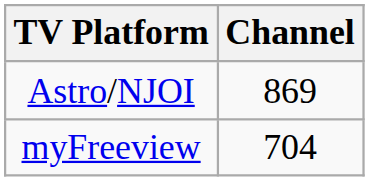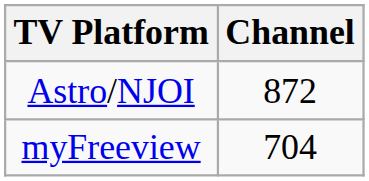(290, 89) 869 -> (290, 89) 872
